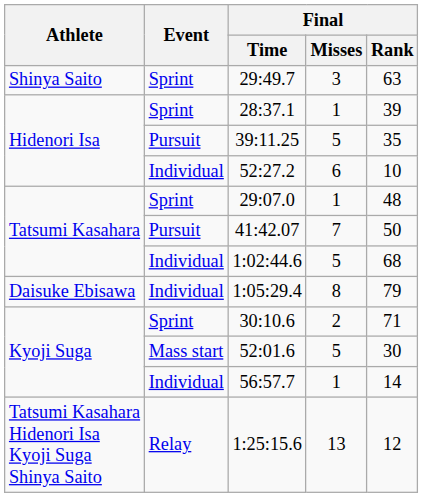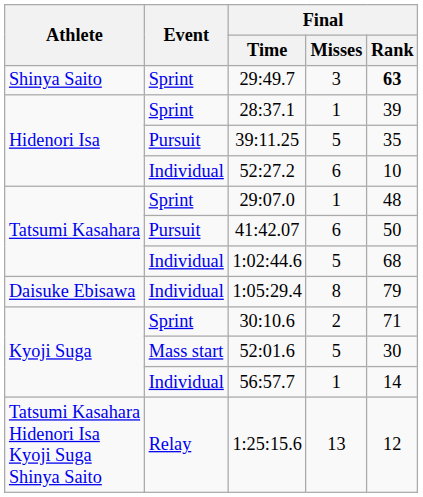(392, 80) normal -> (392, 80) bold
(336, 231) 7 -> (336, 231) 6
